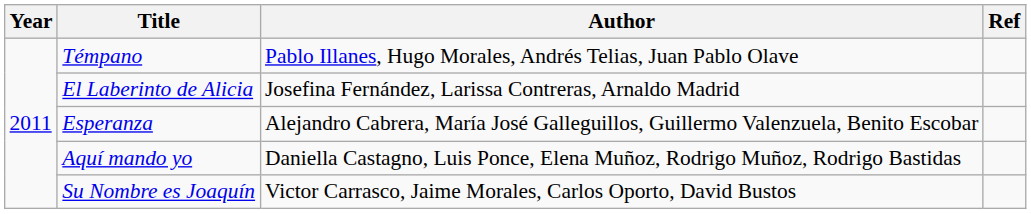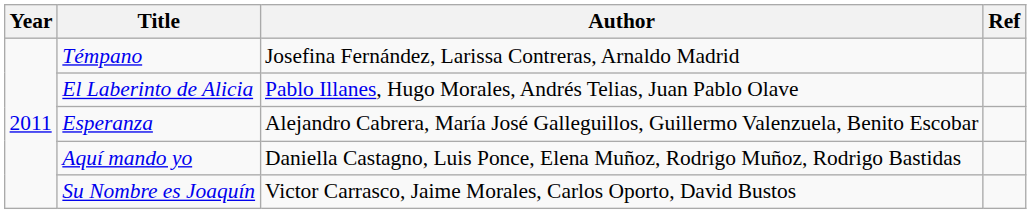(532, 55) Pablo Illanes, Hugo Morales, Andrés Telias, Juan Pablo Olave -> (502, 55) Josefina Fernández, Larissa Contreras, Arnaldo Madrid
(502, 89) Josefina Fernández, Larissa Contreras, Arnaldo Madrid -> (532, 89) Pablo Illanes, Hugo Morales, Andrés Telias, Juan Pablo Olave
